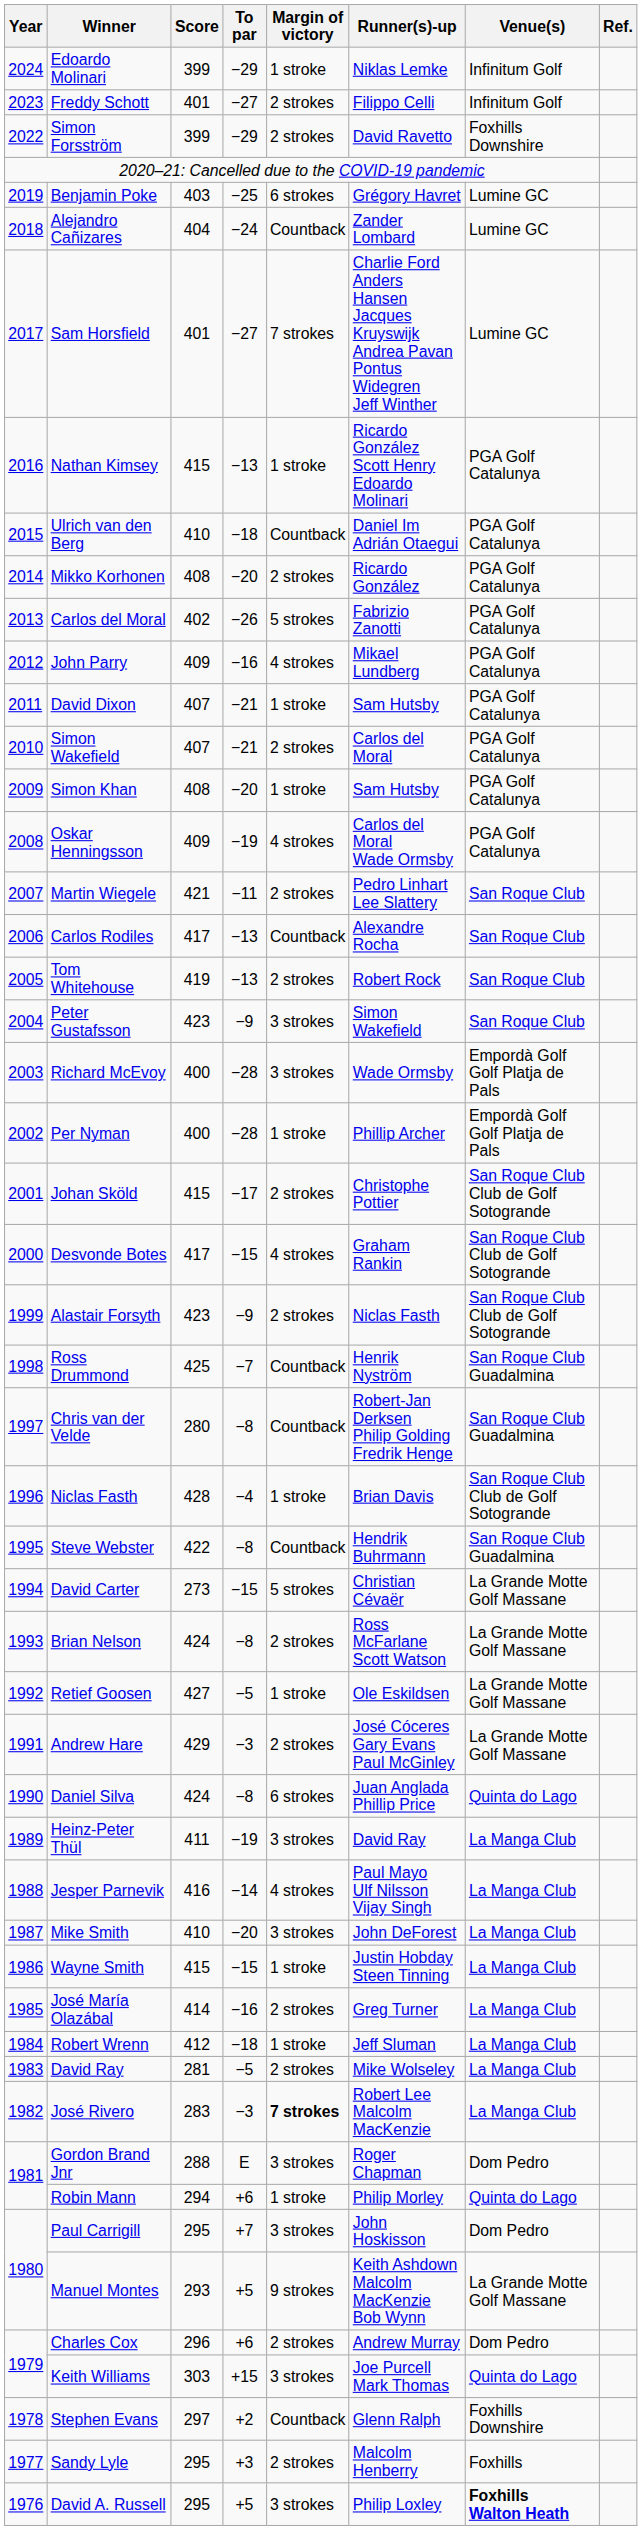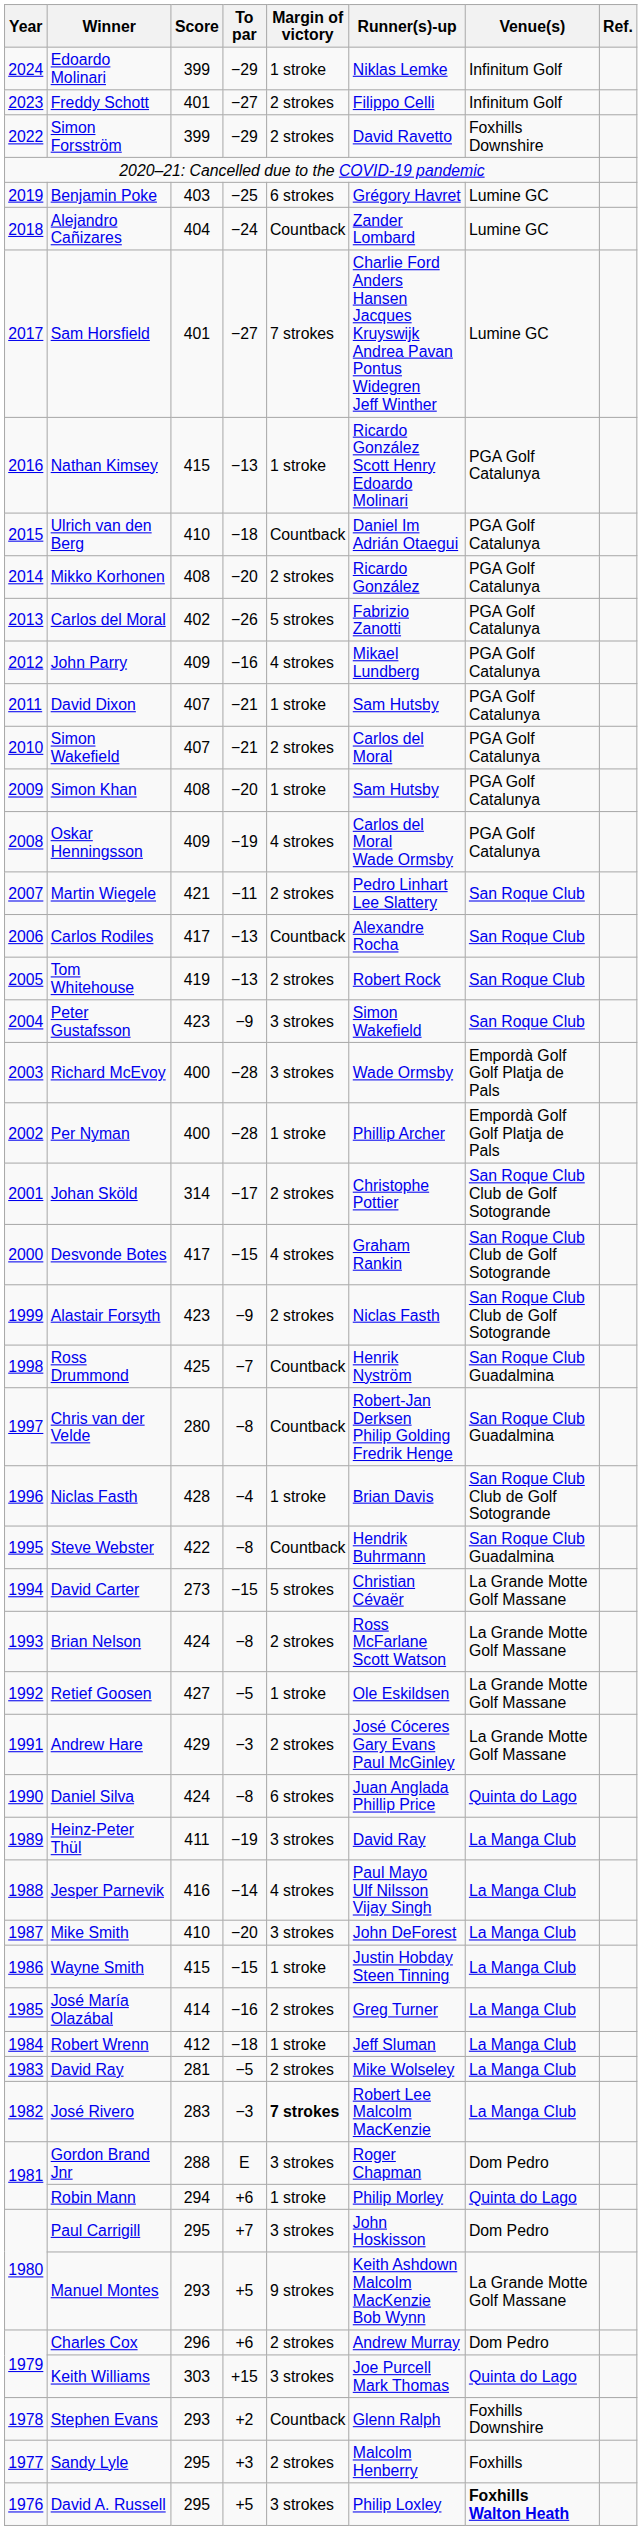(197, 1194) 415 -> (197, 1194) 314
(197, 2419) 297 -> (197, 2419) 293
